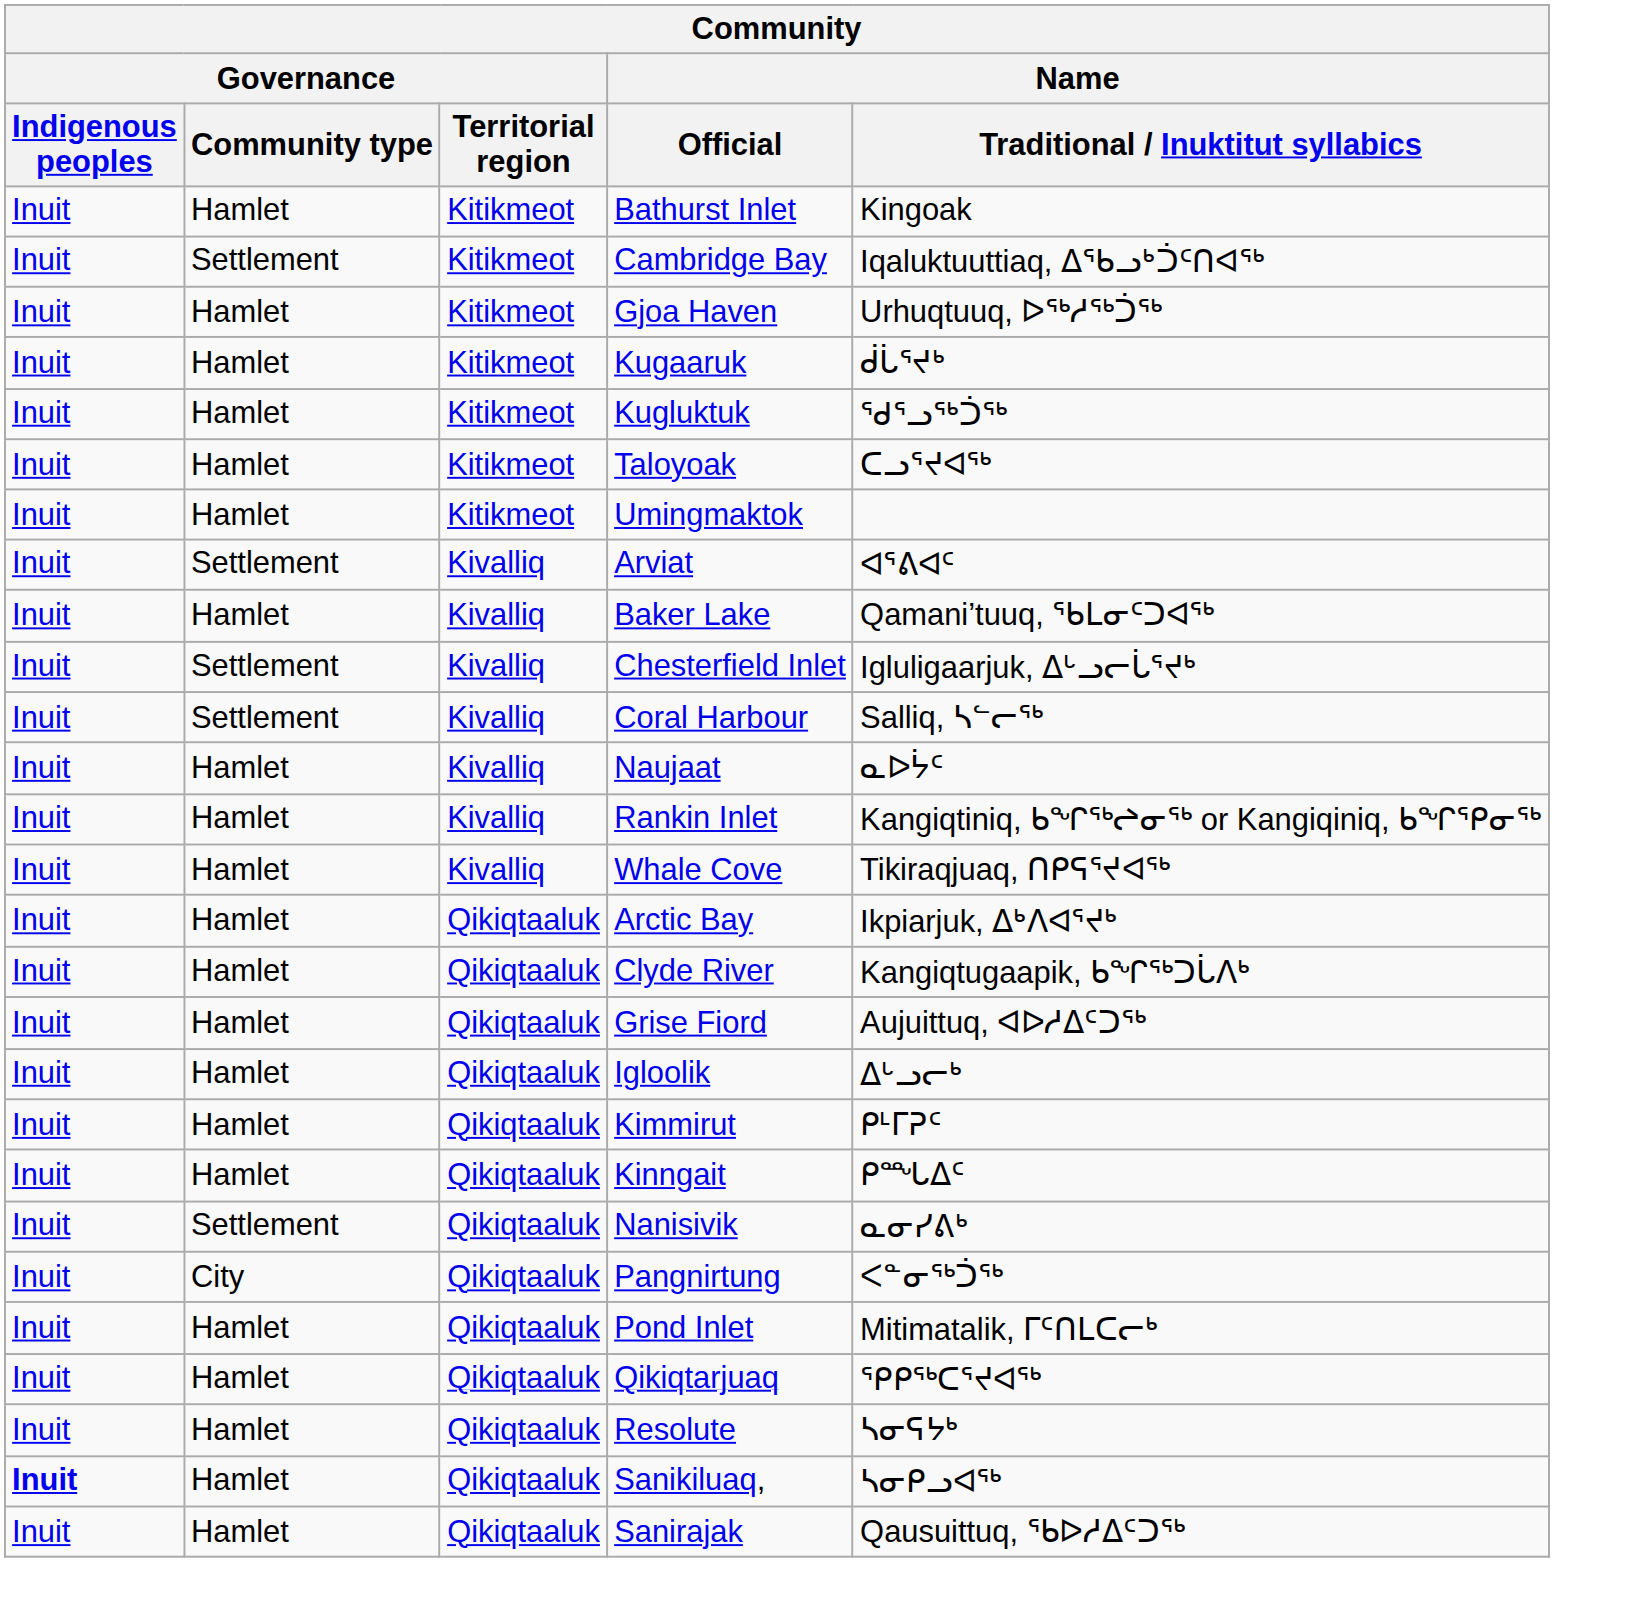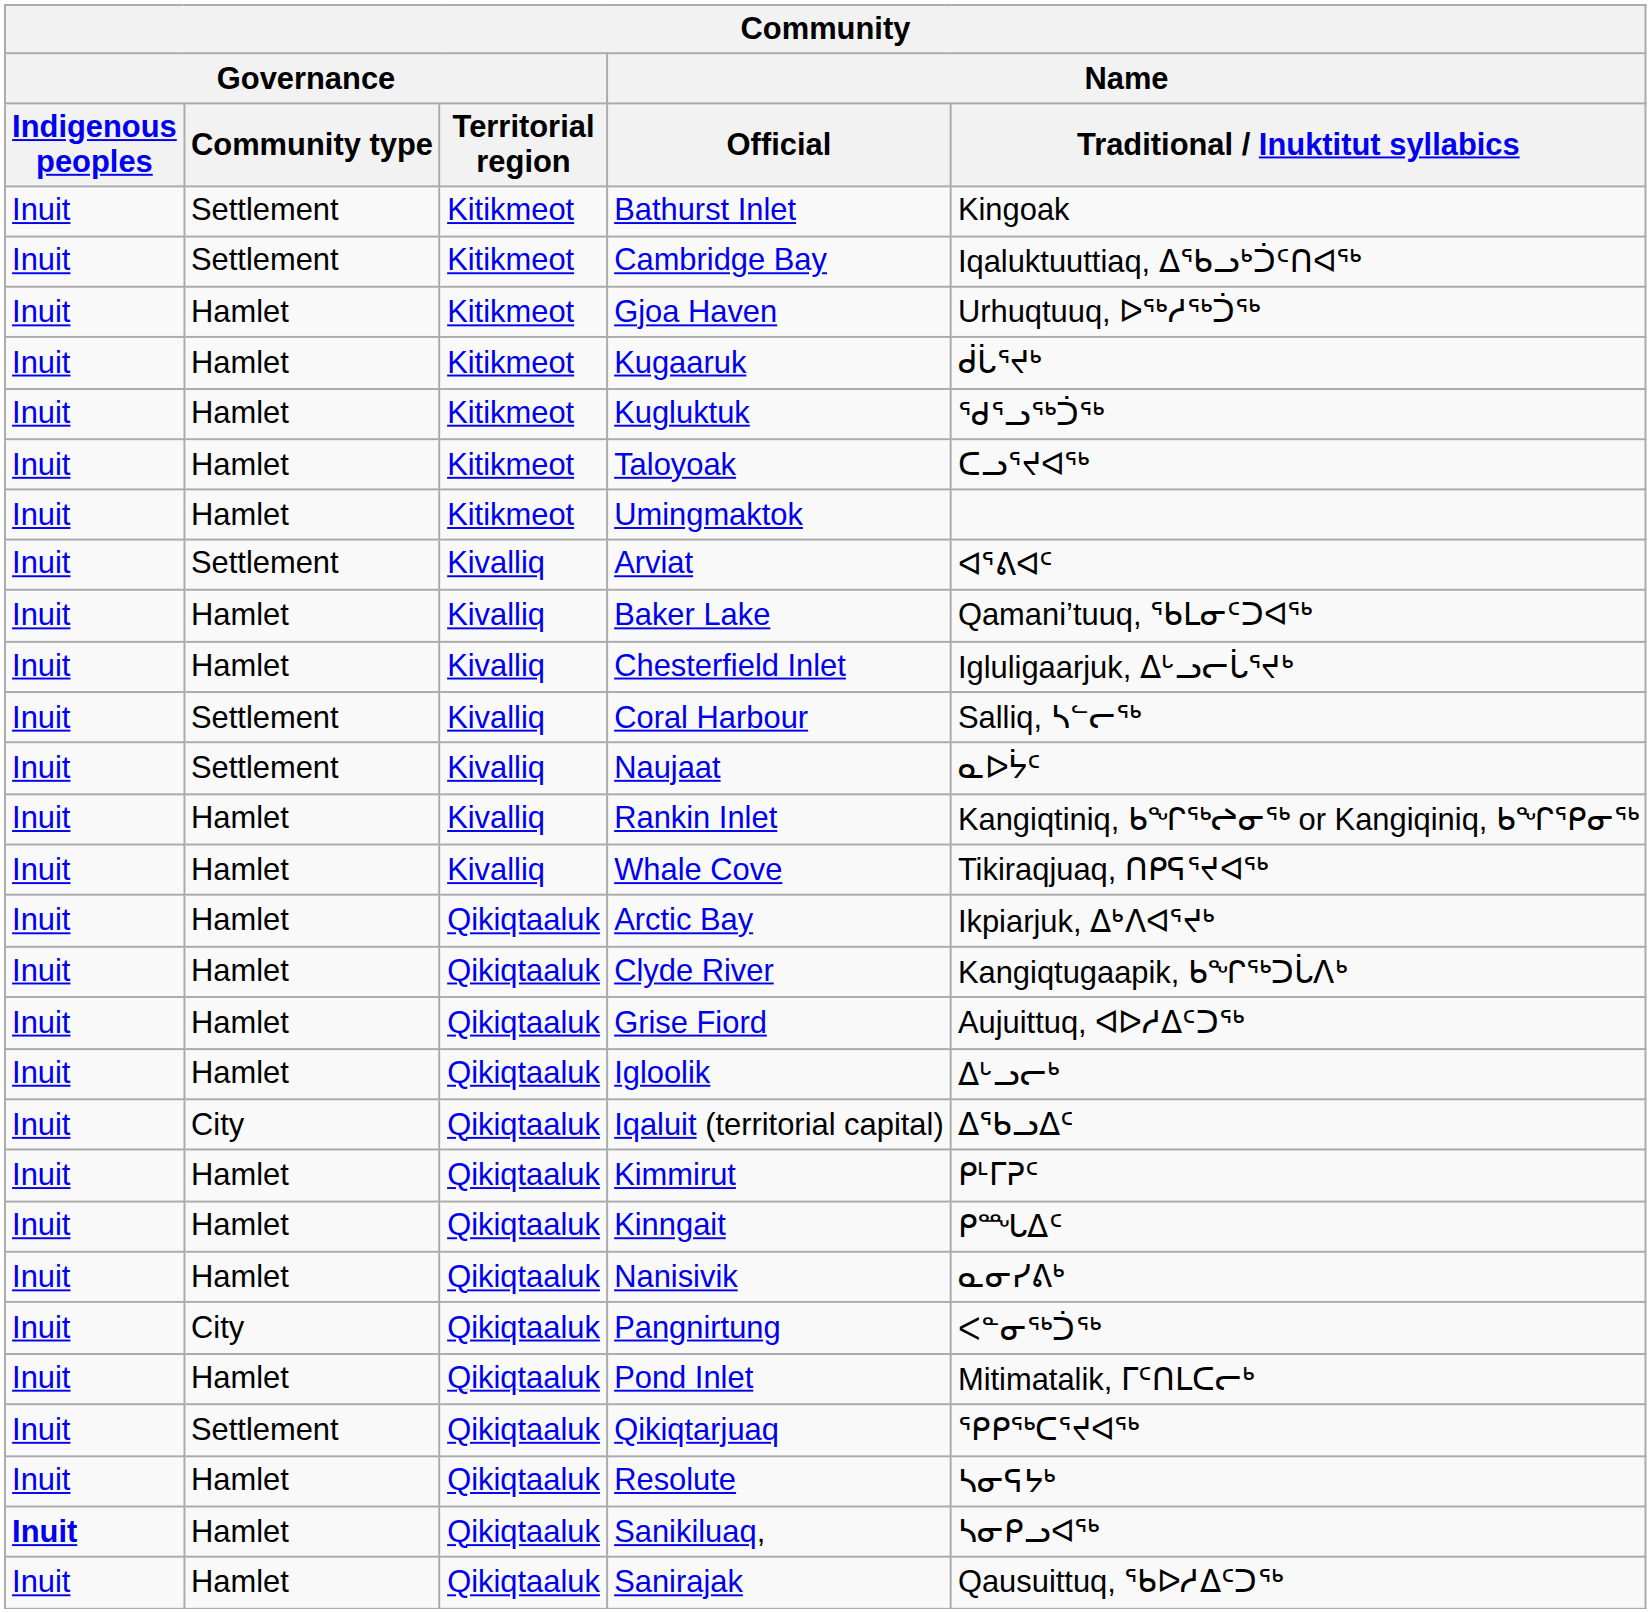(240, 210) Hamlet -> (265, 210) Settlement
(265, 665) Settlement -> (240, 665) Hamlet
(240, 767) Hamlet -> (265, 767) Settlement
+ row: (779, 1124)
(265, 1225) Settlement -> (240, 1276) Hamlet
(240, 1378) Hamlet -> (265, 1429) Settlement
